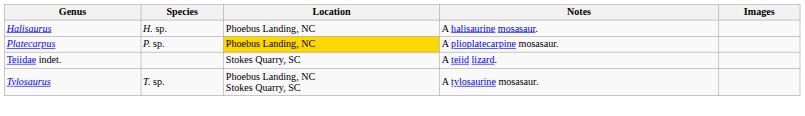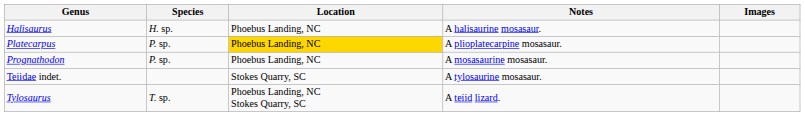+ row: (36, 60)
(469, 60) A teiid lizard. -> (493, 76) A tylosaurine mosasaur.
(490, 82) A tylosaurine mosasaur. -> (473, 98) A teiid lizard.
